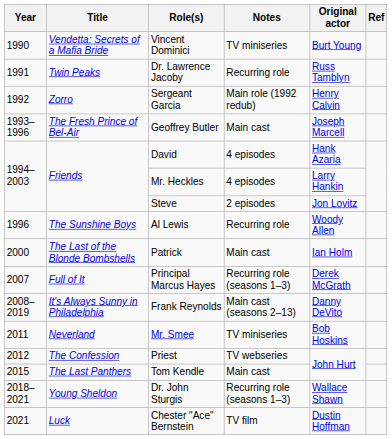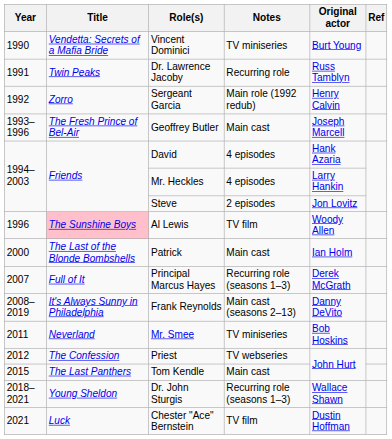(92, 225) no background -> (92, 225) pink background
(258, 225) Recurring role -> (242, 225) TV film
